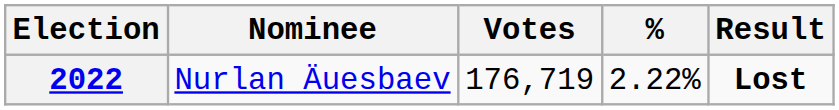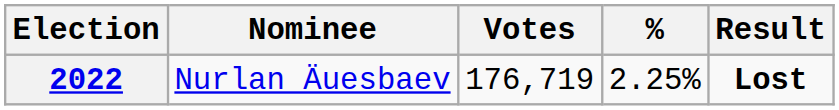(655, 80) 2.22% -> (655, 80) 2.25%
